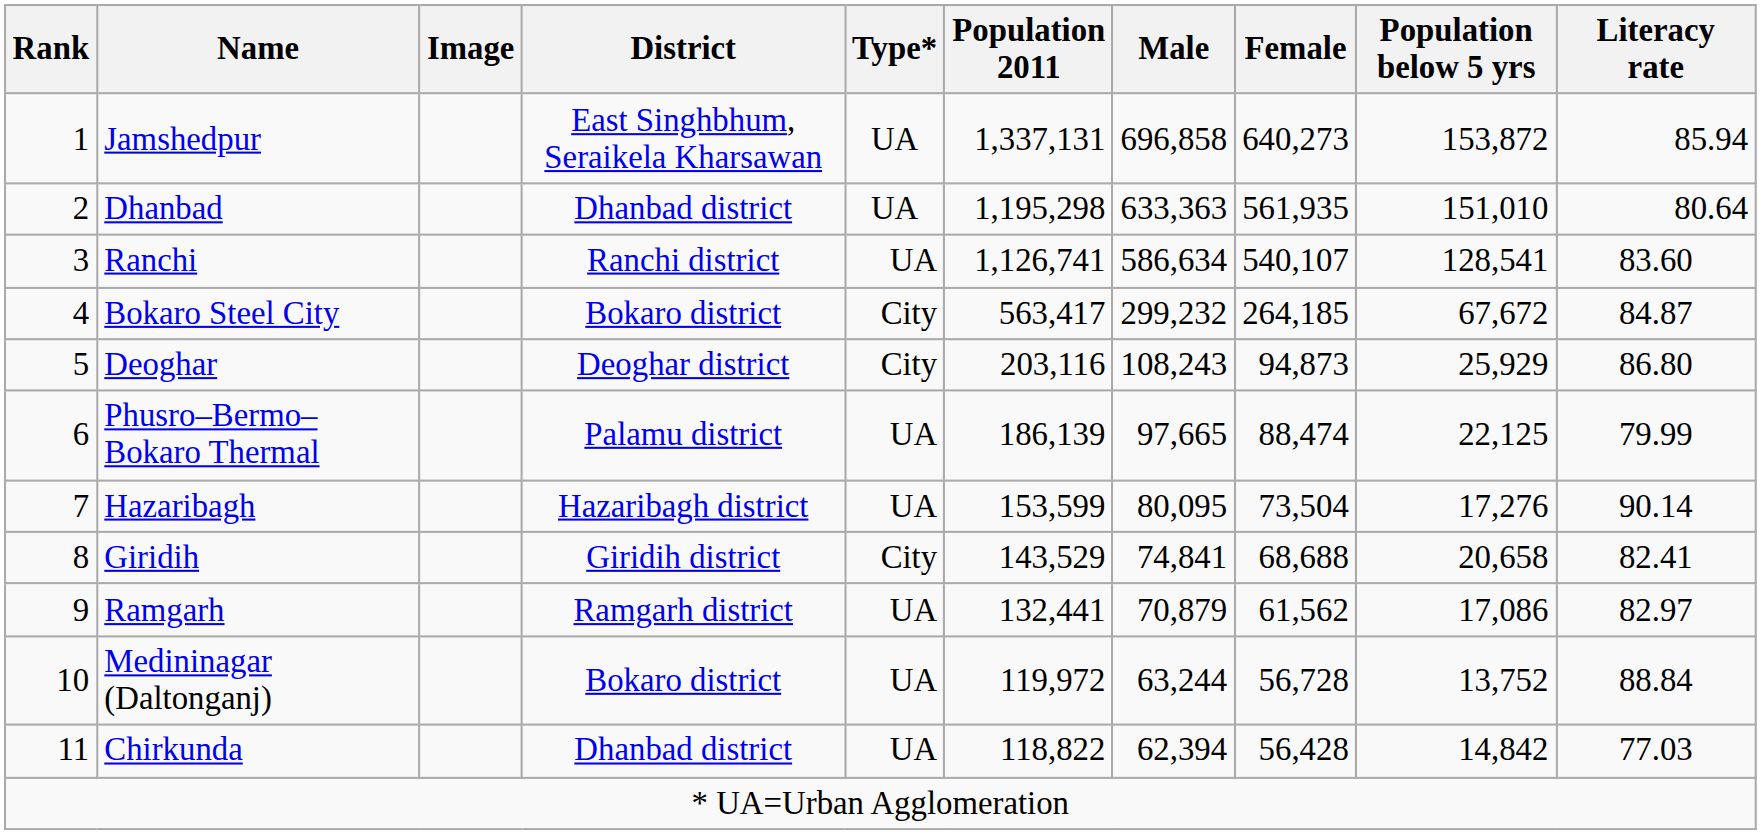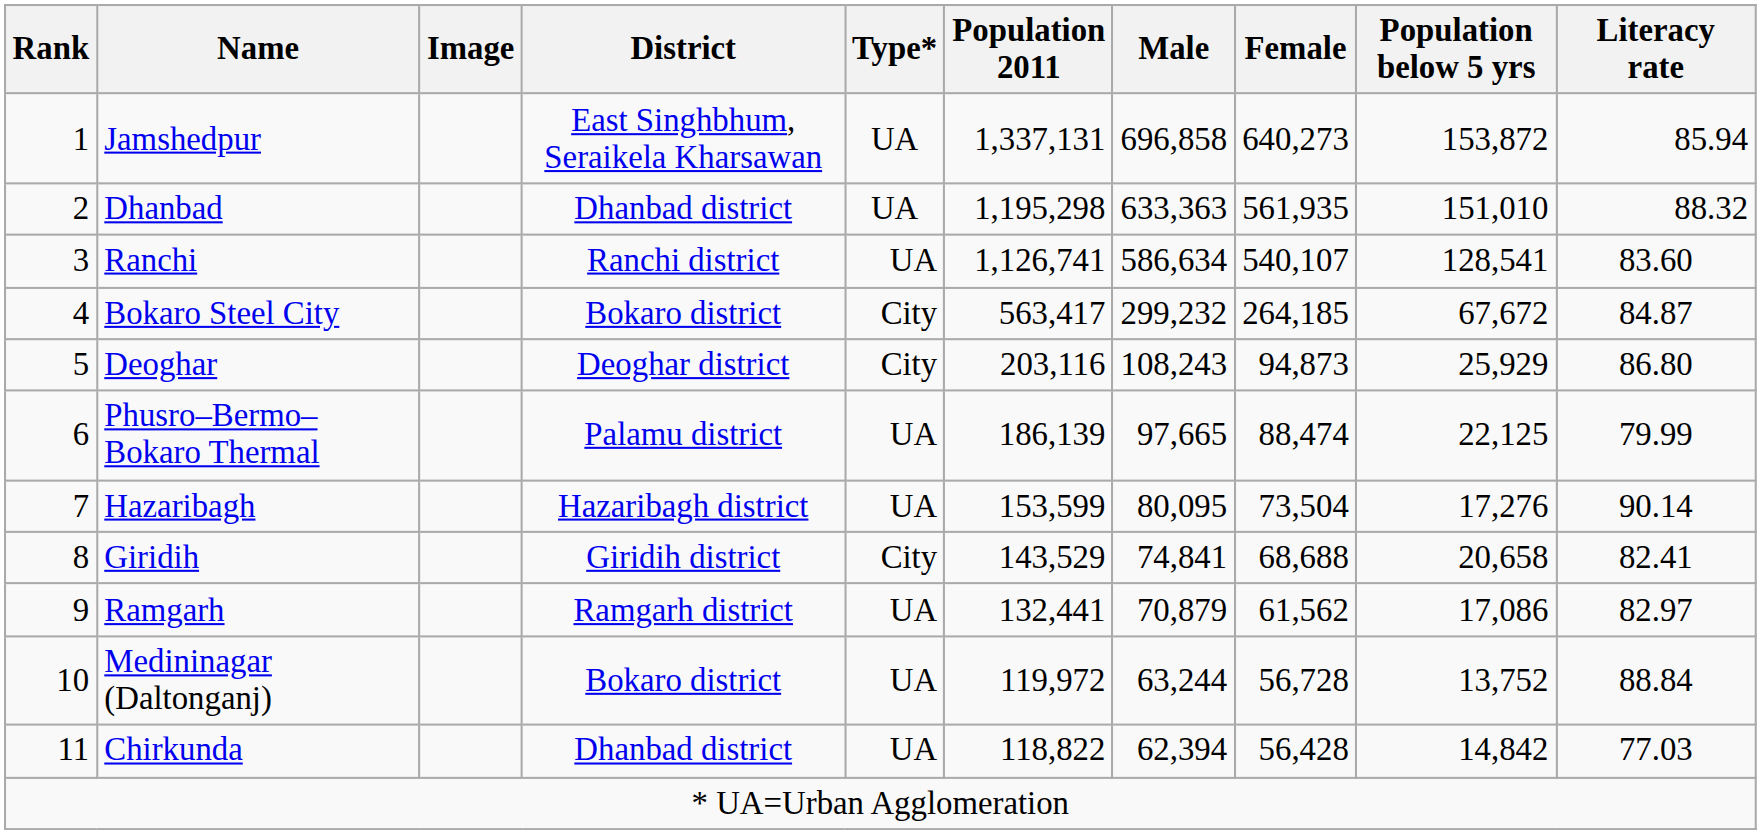(1711, 208) 80.64 -> (1711, 208) 88.32
